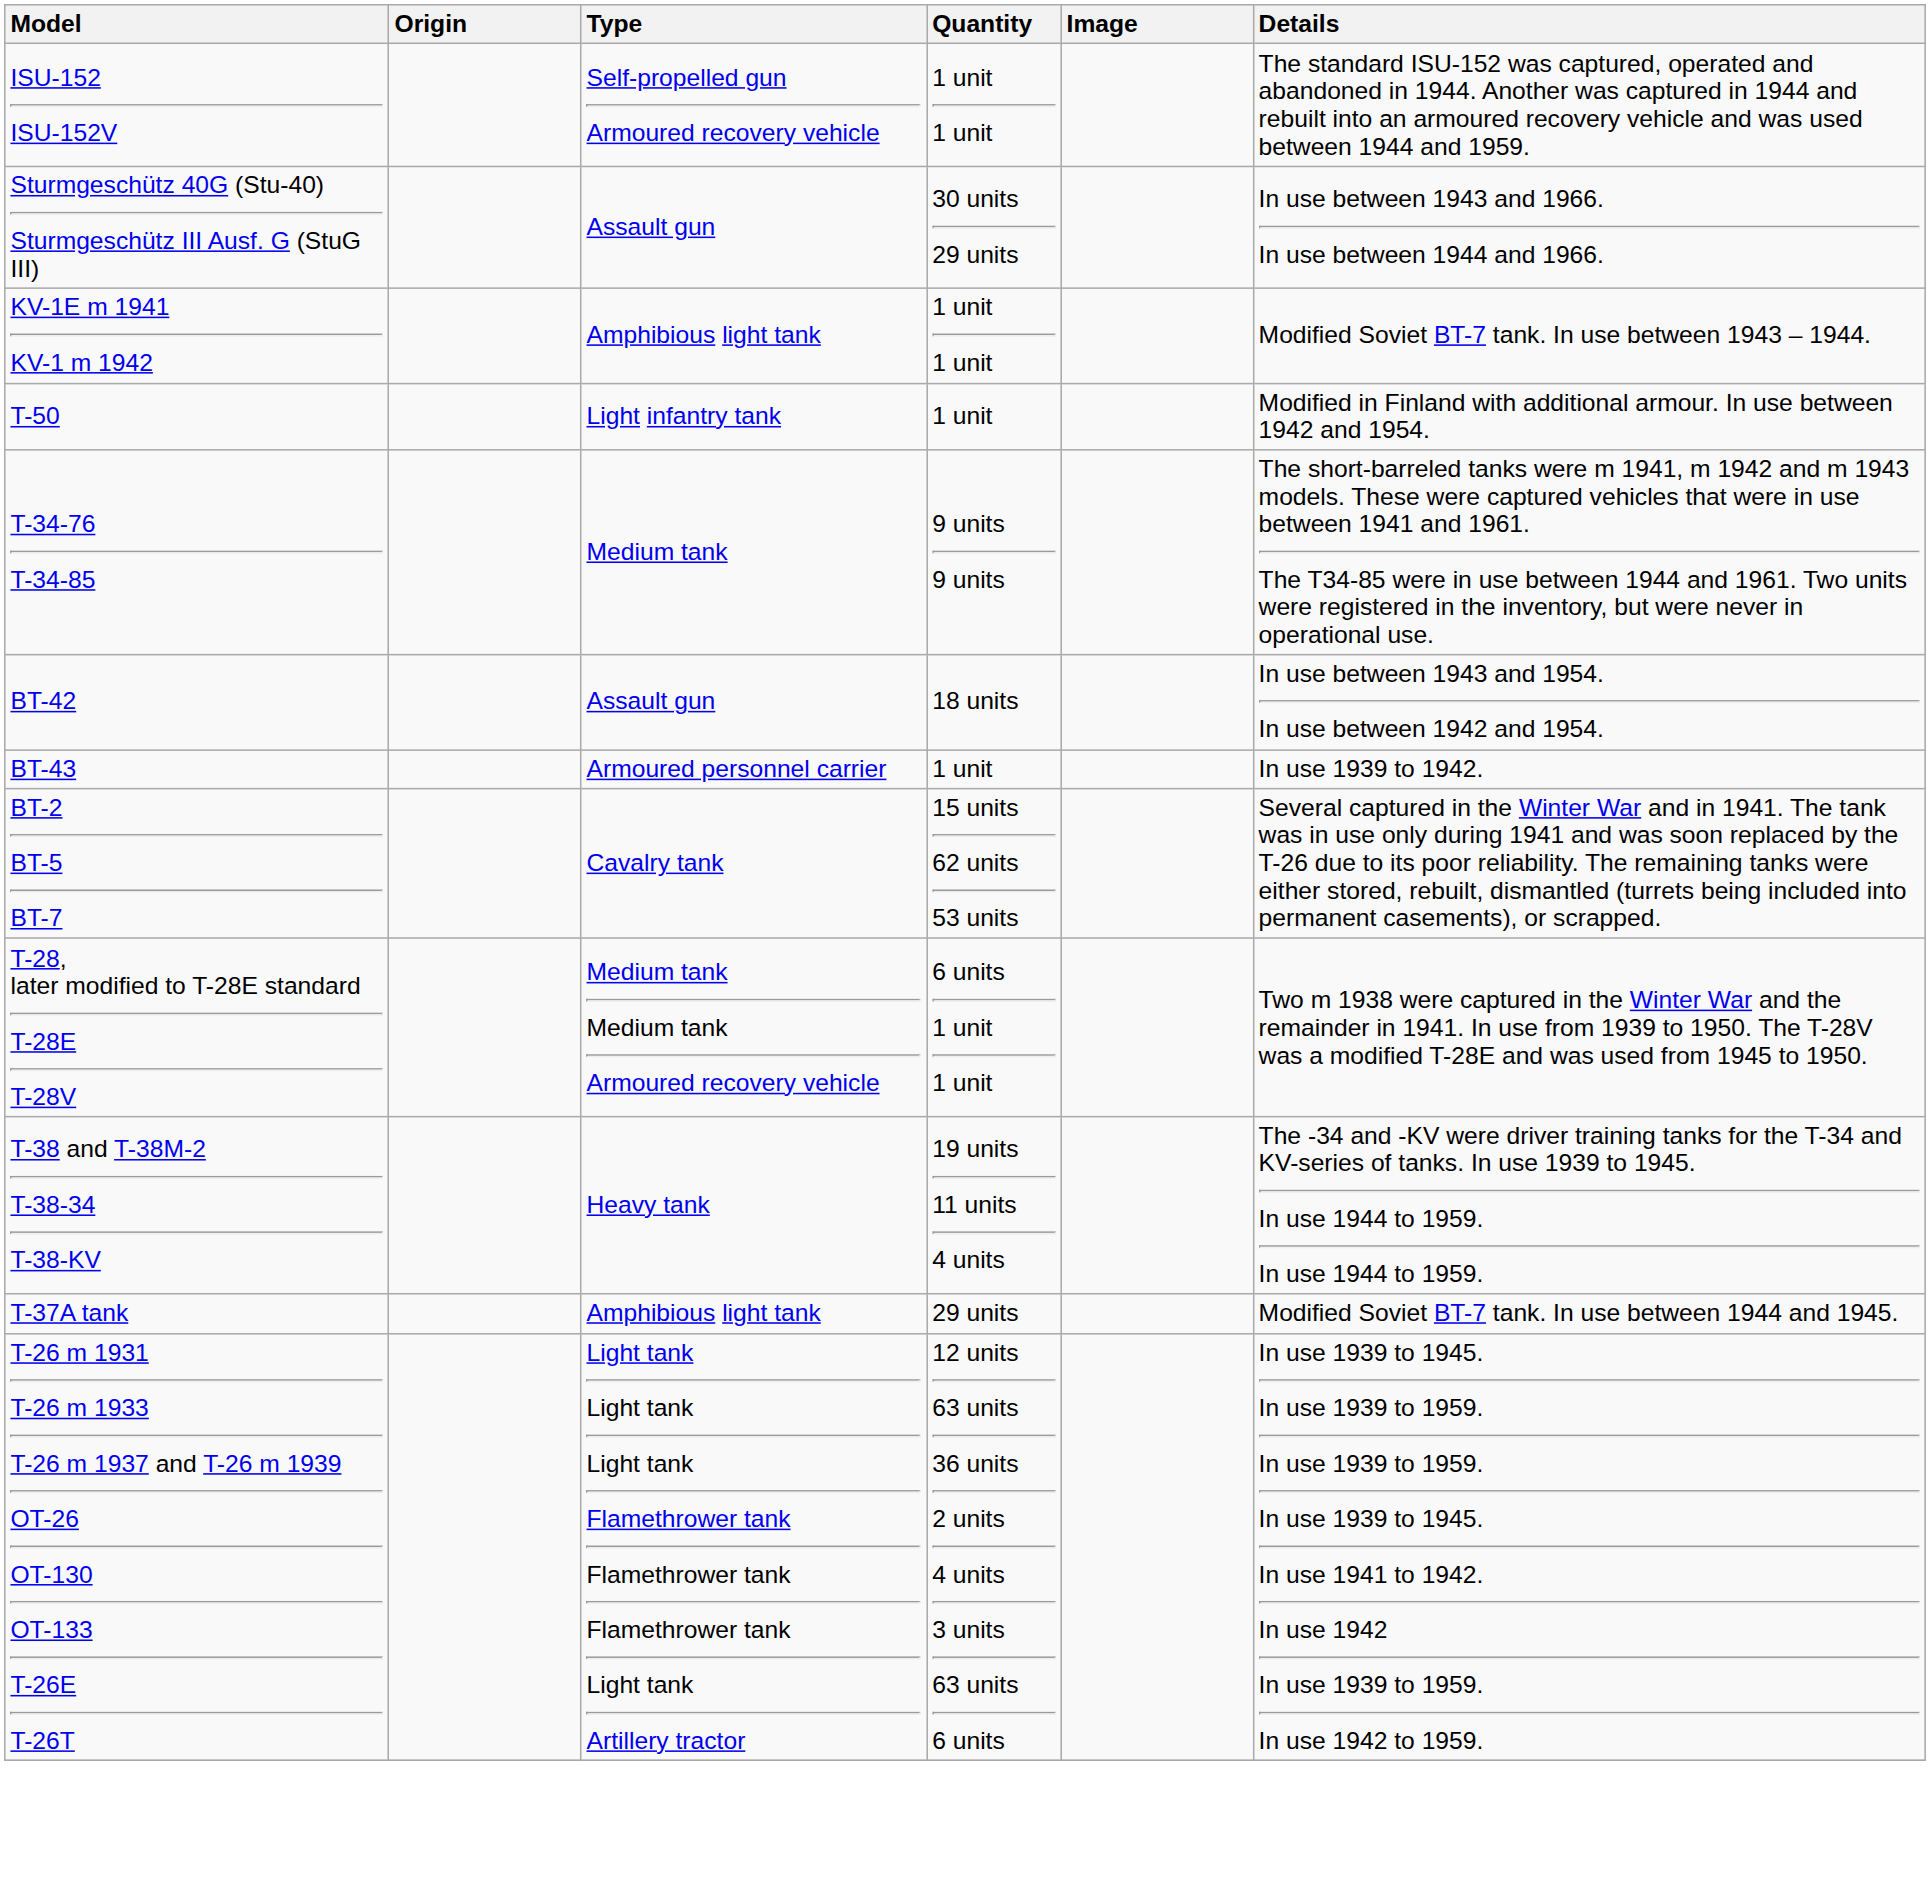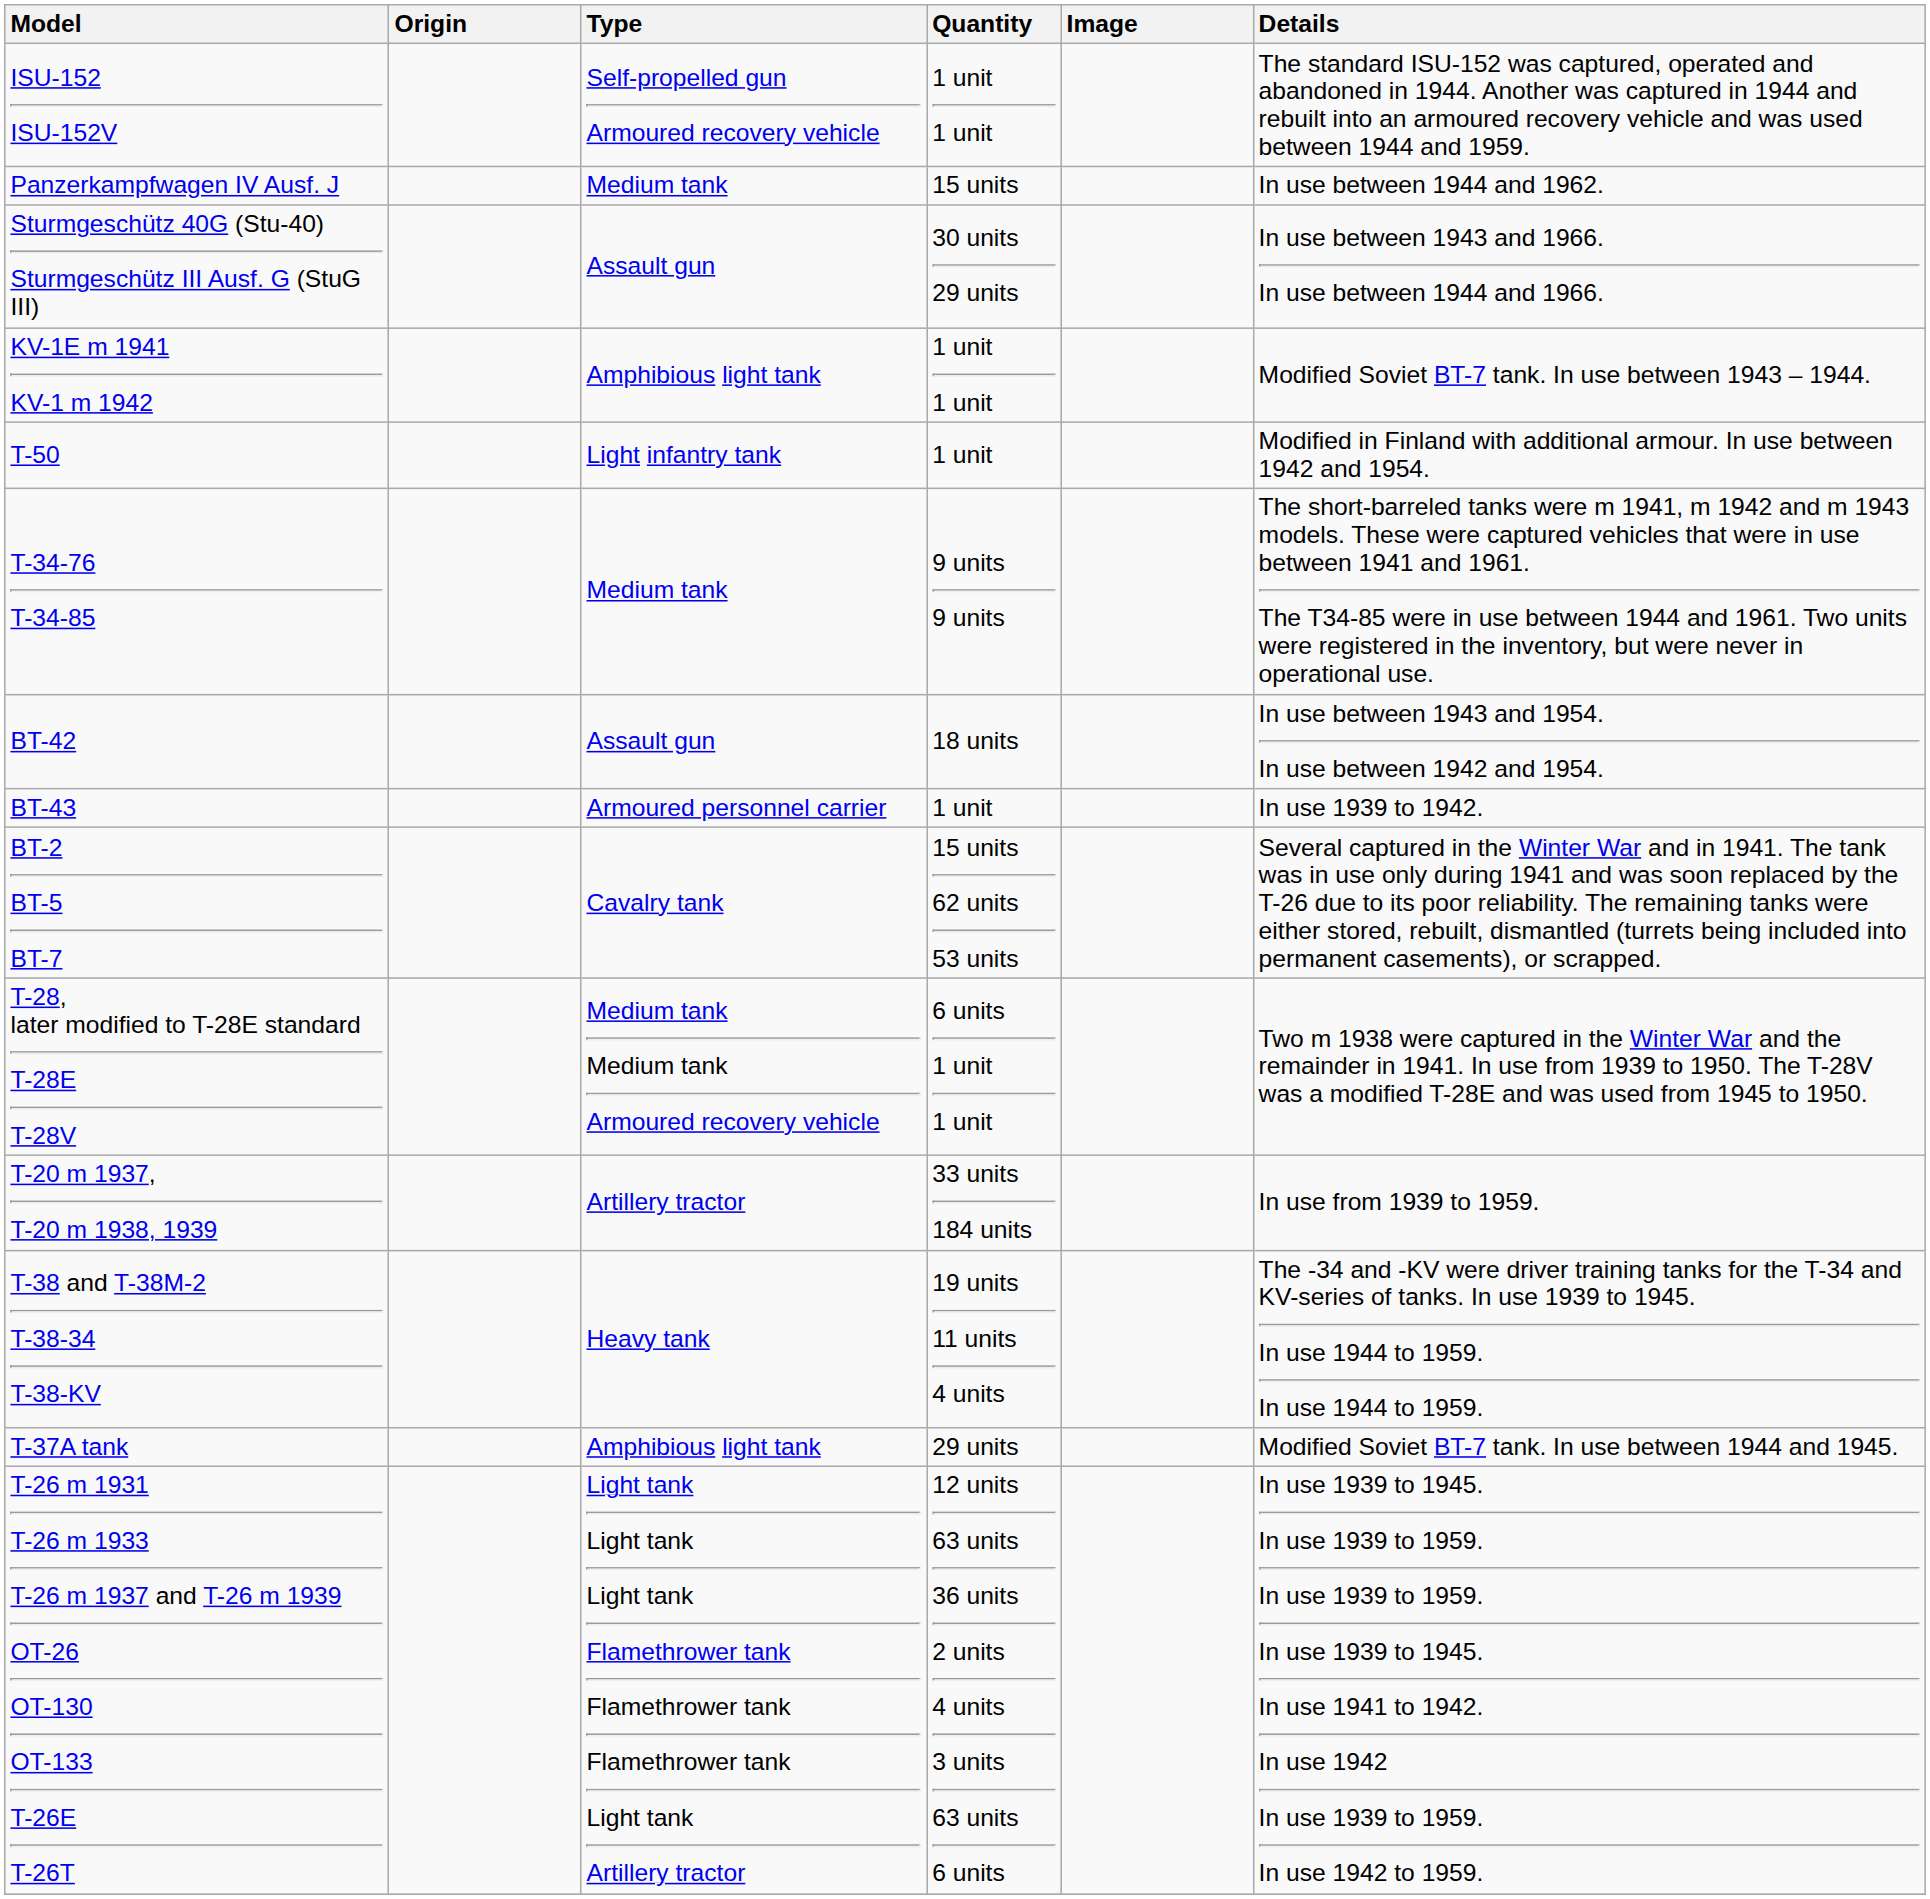+ row: (175, 185)
+ row: (197, 1202)
